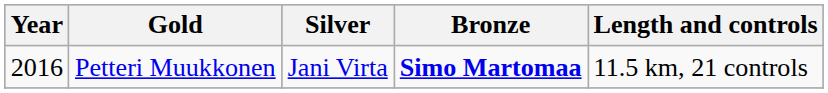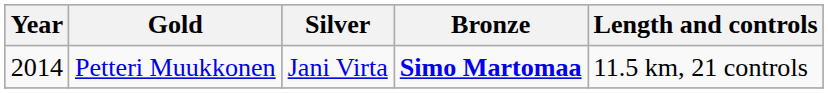(37, 66) 2016 -> (37, 66) 2014
